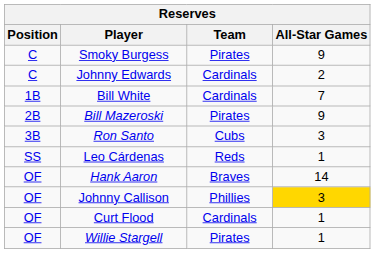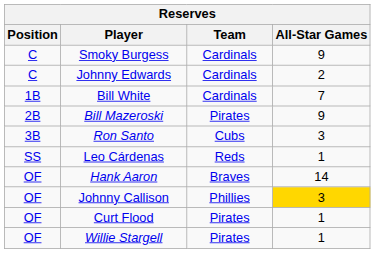(230, 55) Pirates -> (230, 55) Cardinals
(230, 217) Cardinals -> (230, 217) Pirates
